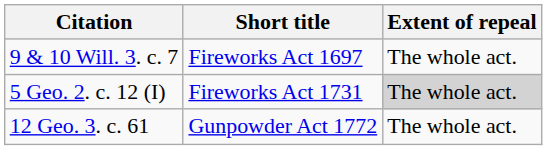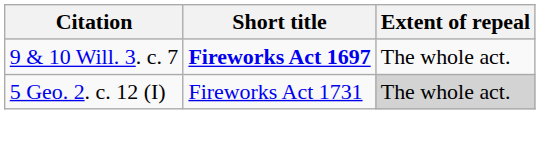(276, 56) normal -> (280, 56) bold
- row: (79, 126)
